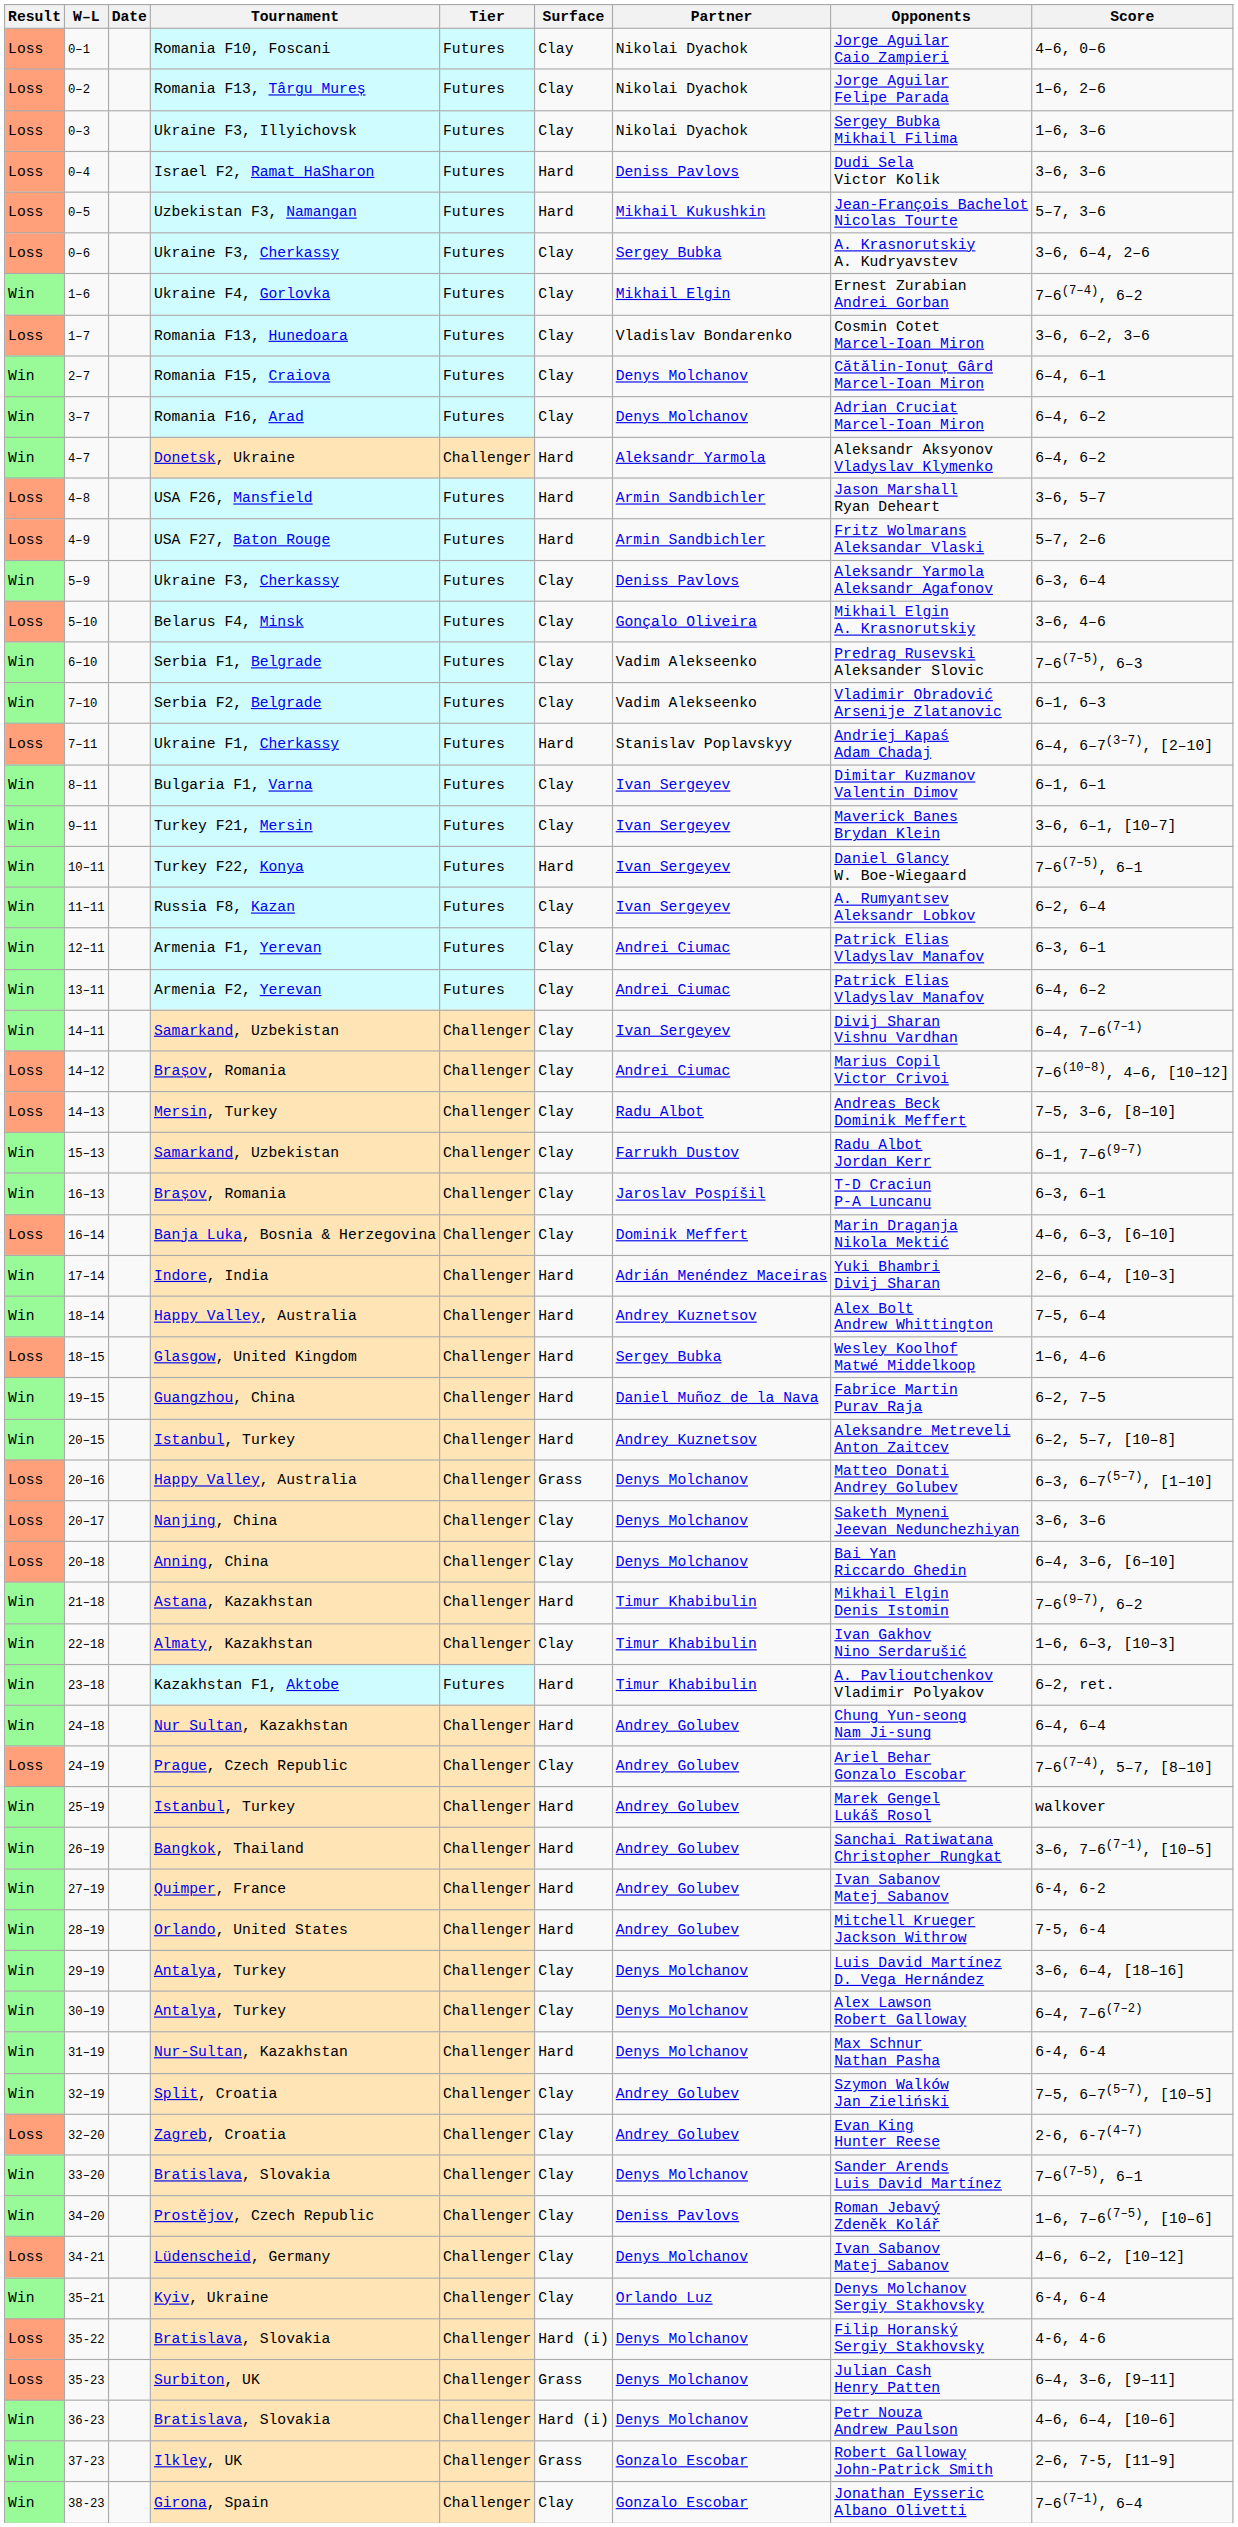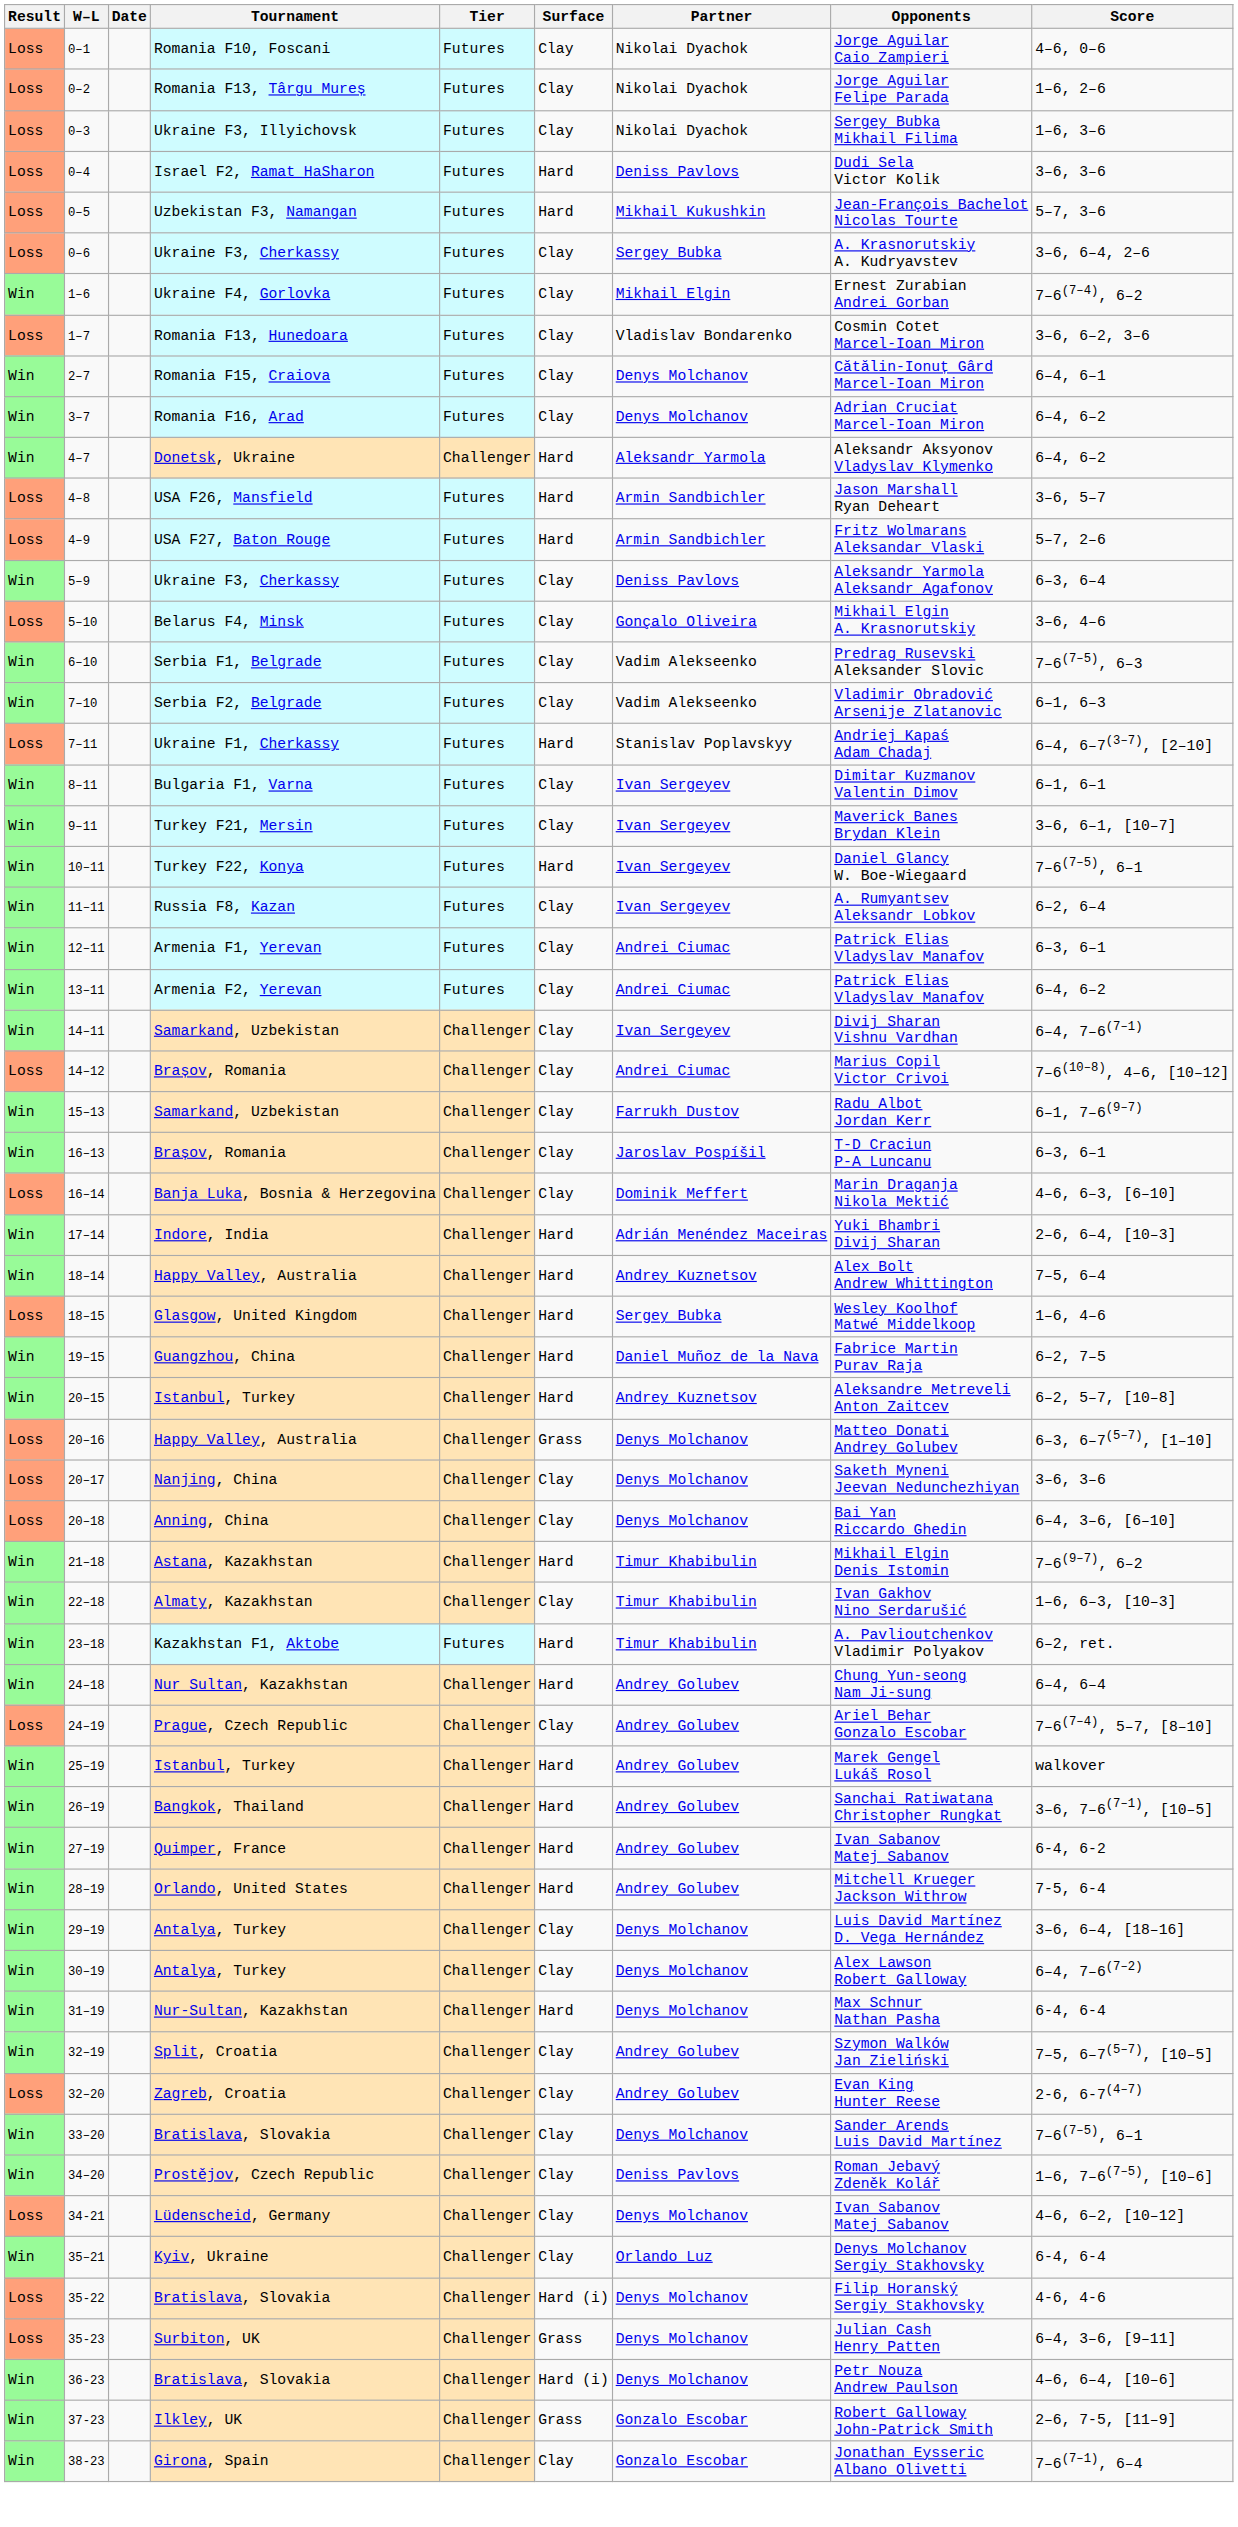- row: (86, 1113)
